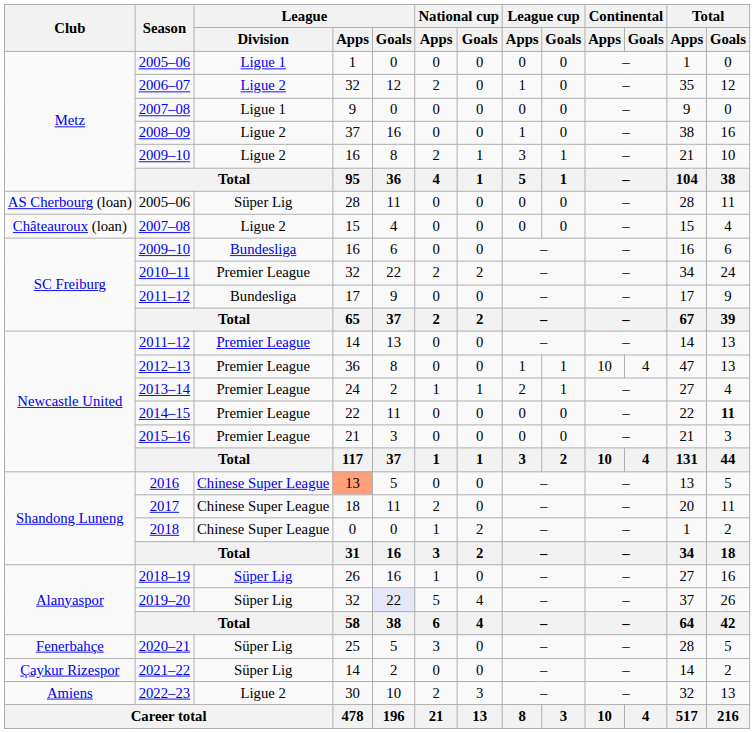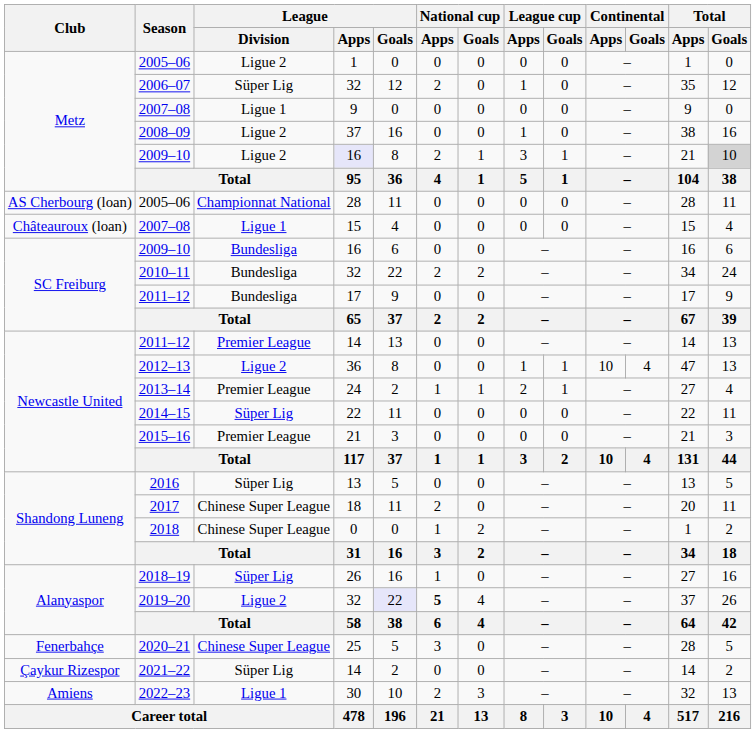(263, 62) Ligue 1 -> (264, 62) Ligue 2
(263, 86) Ligue 2 -> (264, 86) Süper Lig
(353, 156) no background -> (354, 156) lavender background
(728, 156) no background -> (729, 156) lightgrey background
(263, 202) Süper Lig -> (264, 202) Championnat National
(263, 226) Ligue 2 -> (264, 226) Ligue 1
(263, 272) Premier League -> (264, 272) Bundesliga
(263, 366) Premier League -> (264, 366) Ligue 2
(263, 413) Premier League -> (264, 413) Süper Lig
(728, 413) bold -> (729, 413) normal
(263, 483) Chinese Super League -> (264, 483) Süper Lig
(353, 483) lightsalmon background -> (354, 483) no background
(263, 599) Süper Lig -> (264, 599) Ligue 2
(436, 599) normal -> (437, 599) bold
(263, 646) Süper Lig -> (264, 646) Chinese Super League
(263, 693) Ligue 2 -> (264, 693) Ligue 1
